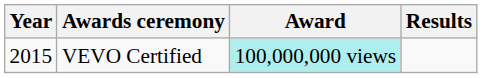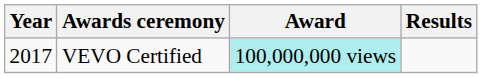(31, 55) 2015 -> (31, 55) 2017
